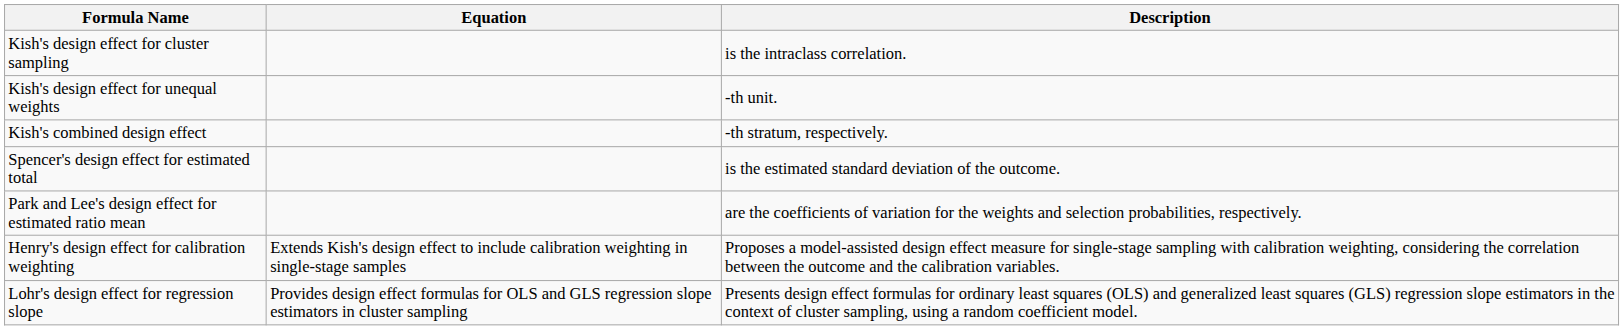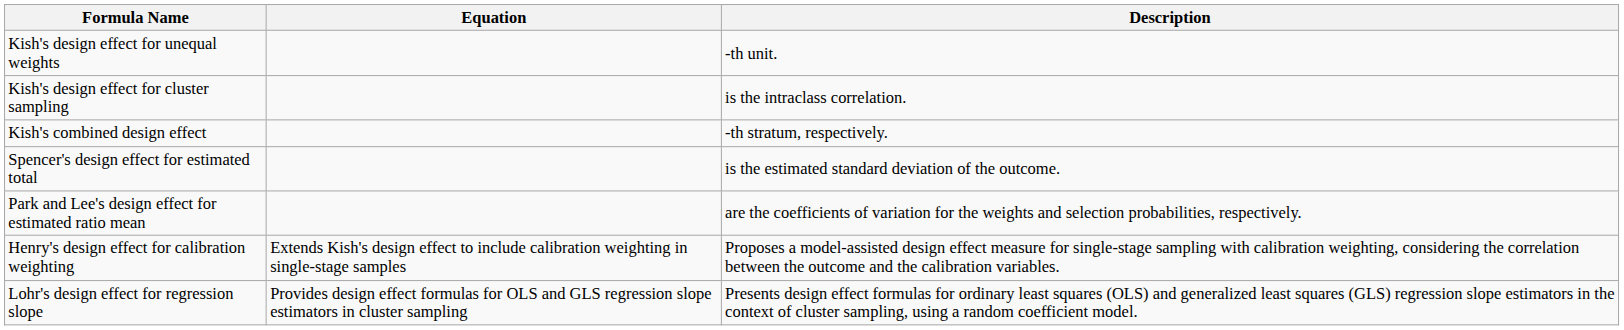rows swapped: (113, 97) <-> (108, 52)
